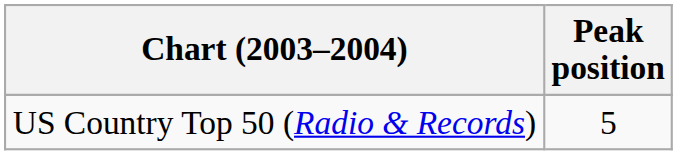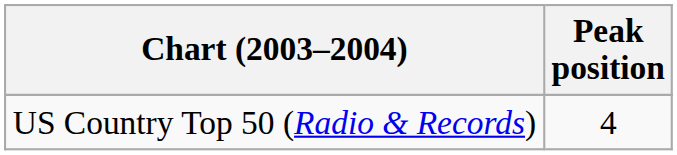(608, 121) 5 -> (608, 121) 4
